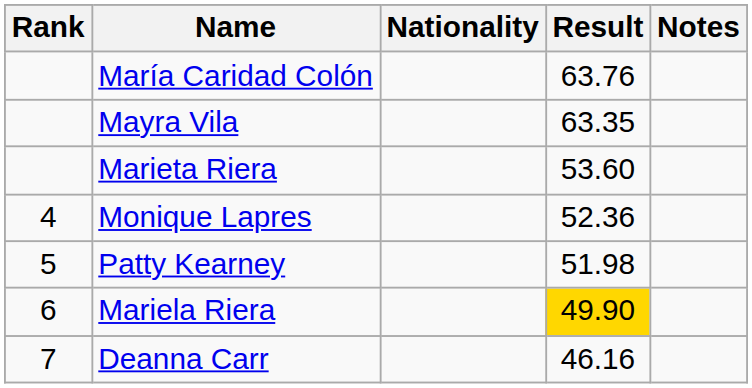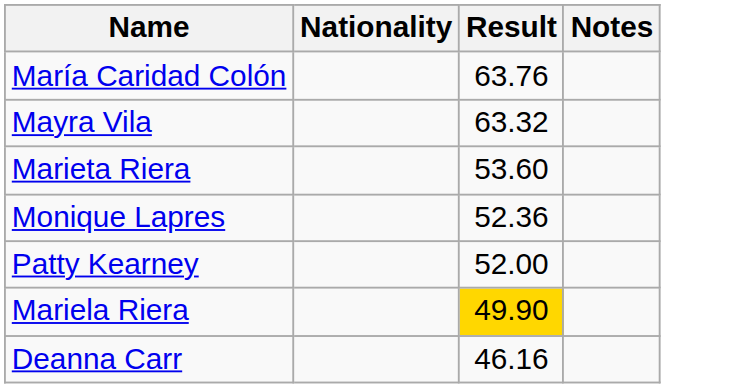- column: (48, 28)
(598, 122) 63.35 -> (511, 122) 63.32
(598, 264) 51.98 -> (511, 264) 52.00
